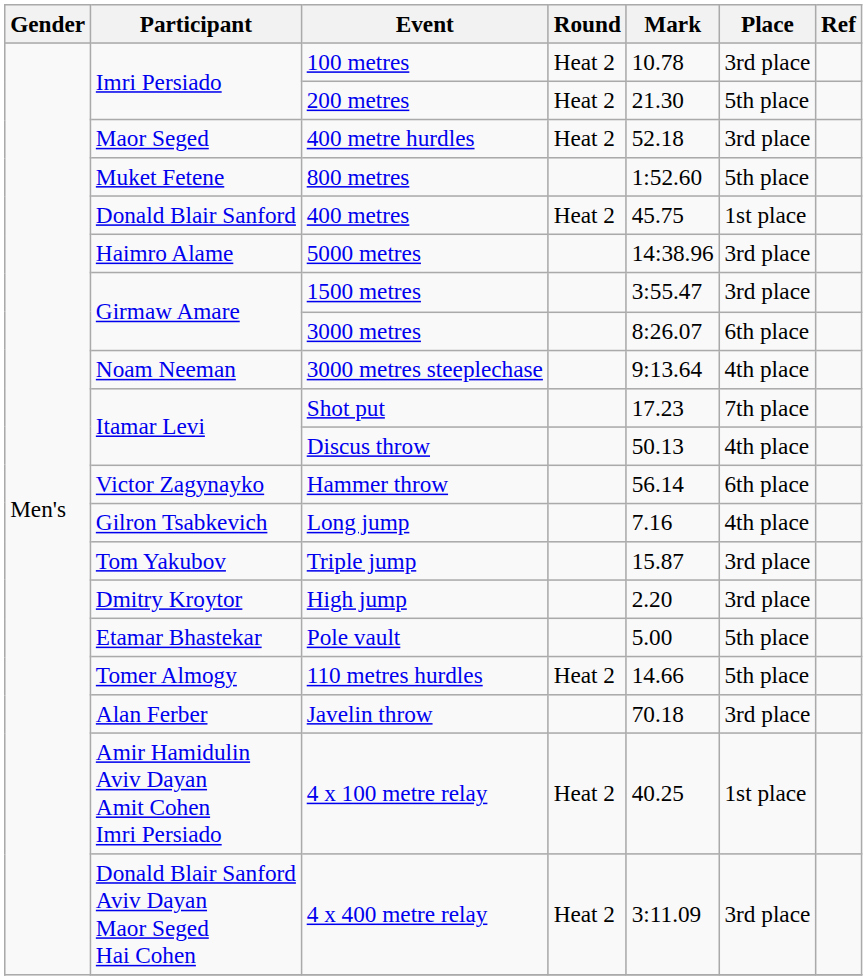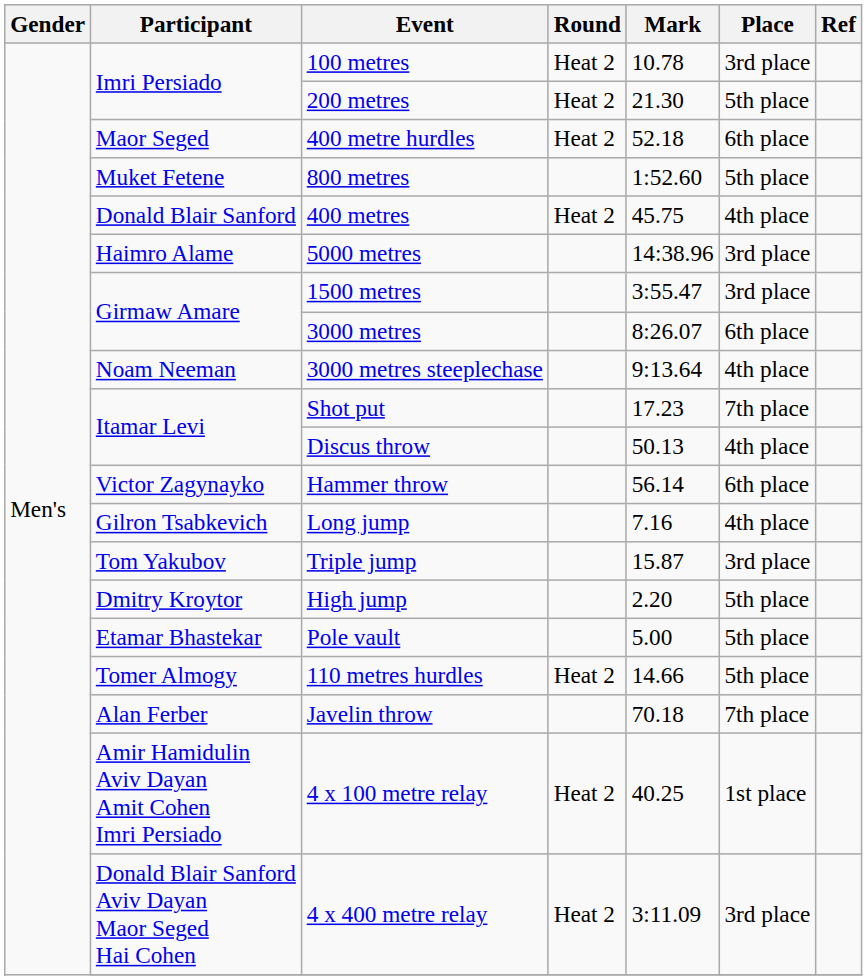(767, 138) 3rd place -> (767, 138) 6th place
(765, 215) 1st place -> (767, 215) 4th place
(767, 599) 3rd place -> (767, 599) 5th place
(767, 714) 3rd place -> (767, 714) 7th place
